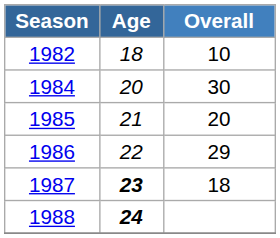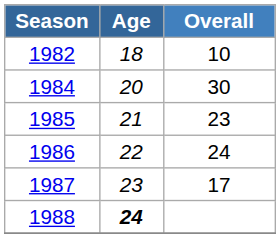(219, 119) 20 -> (219, 119) 23
(219, 152) 29 -> (219, 152) 24
(131, 185) bold -> (131, 185) normal
(219, 185) 18 -> (219, 185) 17
